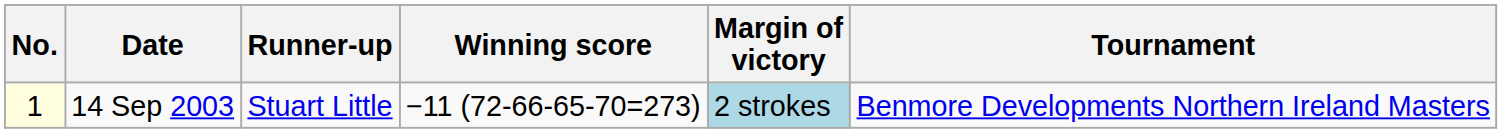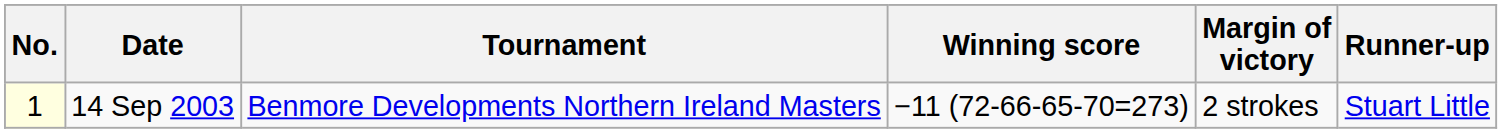columns swapped: (1173, 44) <-> (320, 44)
(772, 105) lightblue background -> (1260, 105) no background
